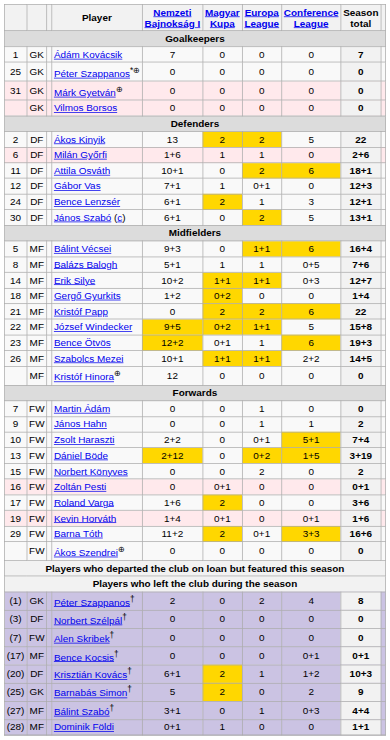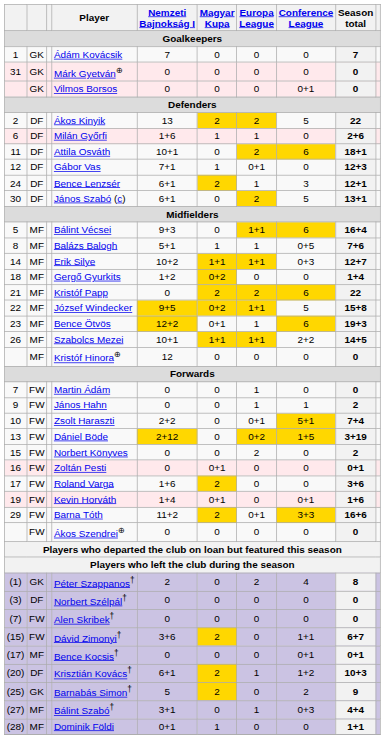- row: (97, 72)
(311, 108) 0 -> (306, 89) 0+1
+ row: (88, 636)
